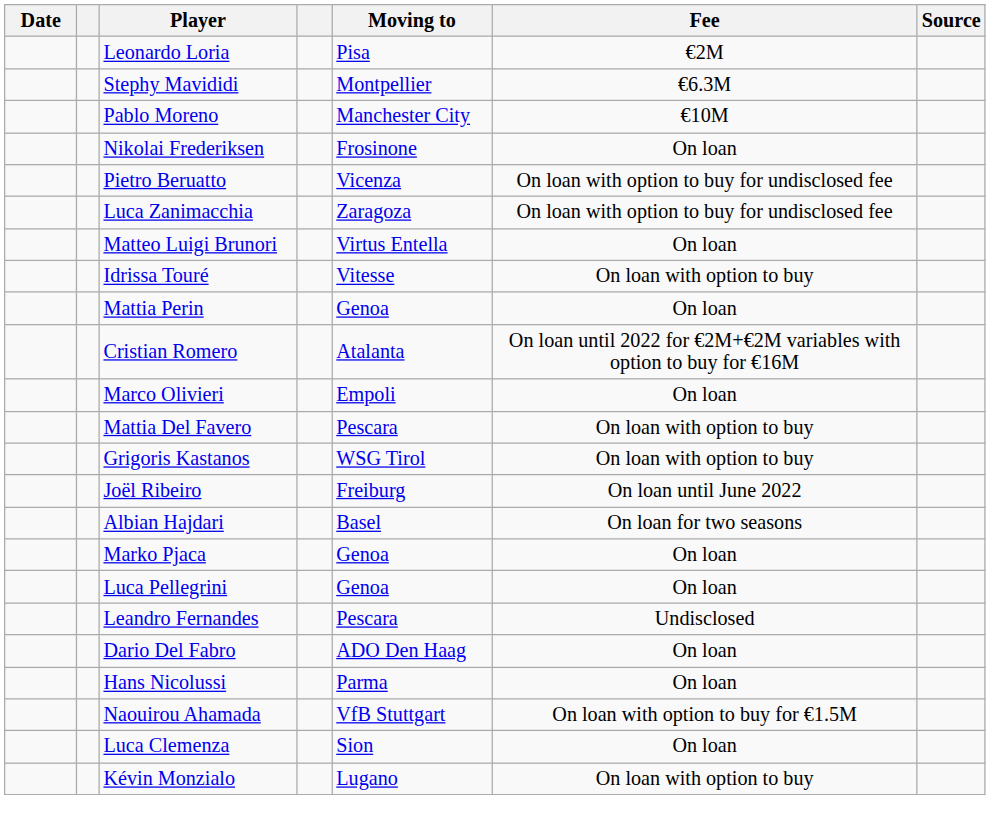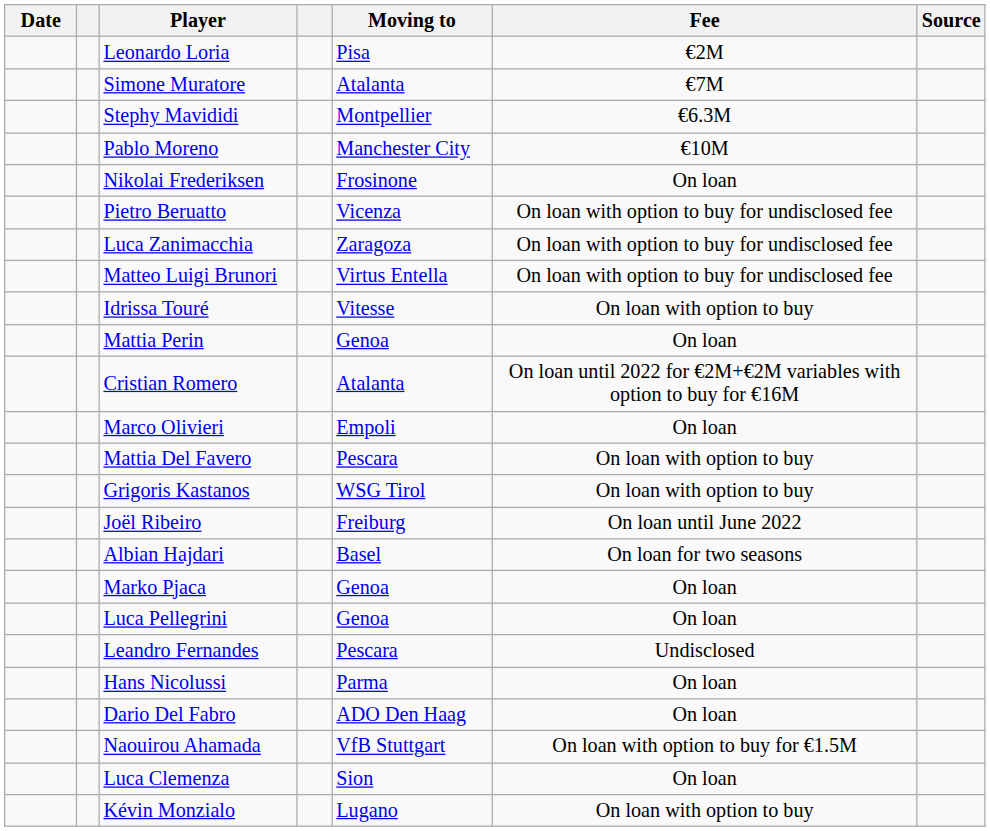+ row: (174, 84)
(705, 244) On loan -> (705, 276) On loan with option to buy for undisclosed fee
rows swapped: (170, 650) <-> (165, 682)
